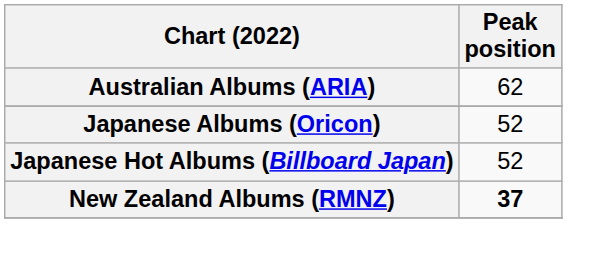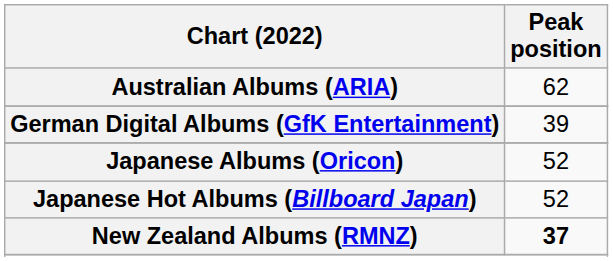+ row: (255, 124)
